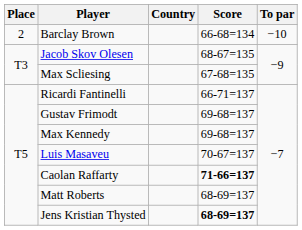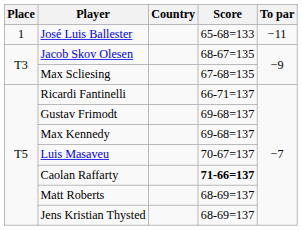+ row: (86, 34)
- row: (77, 34)
(228, 215) bold -> (228, 215) normal
